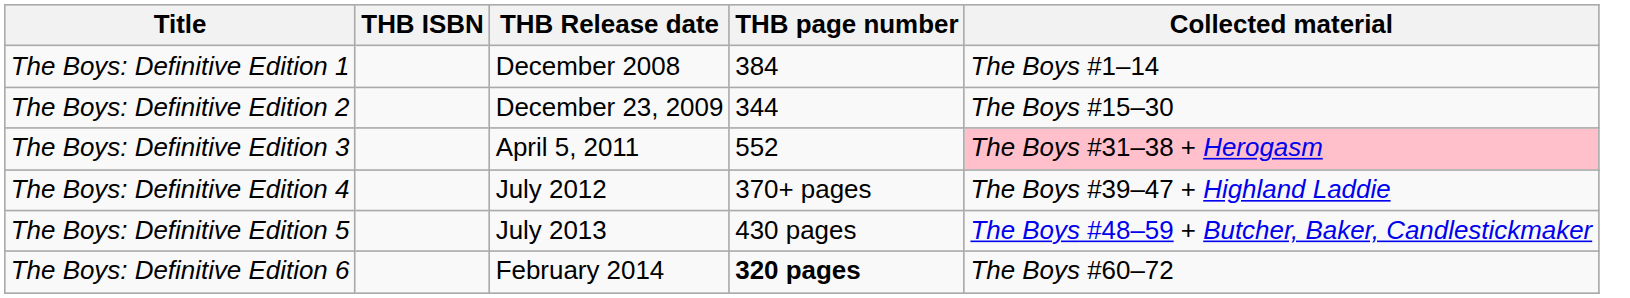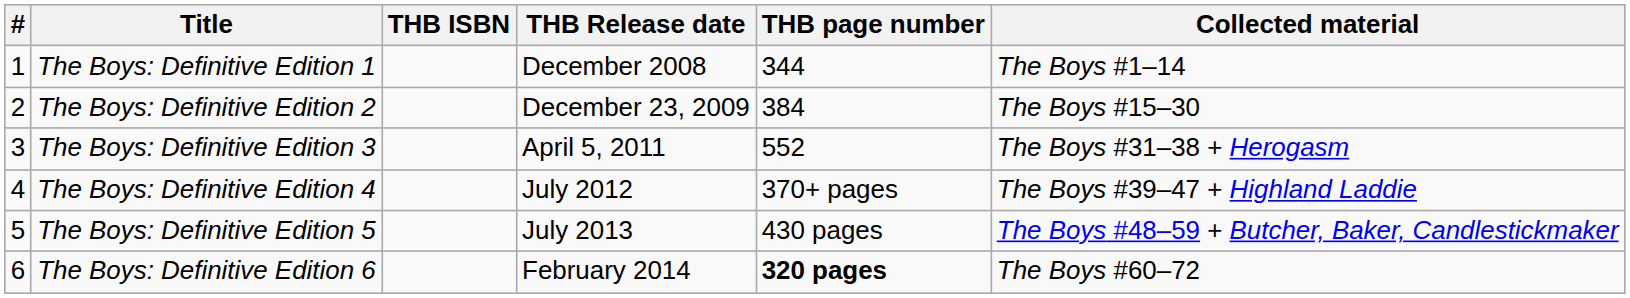+ column: (18, 25)
(757, 66) 384 -> (783, 66) 344
(757, 107) 344 -> (783, 107) 384
(1147, 148) pink background -> (1173, 148) no background
